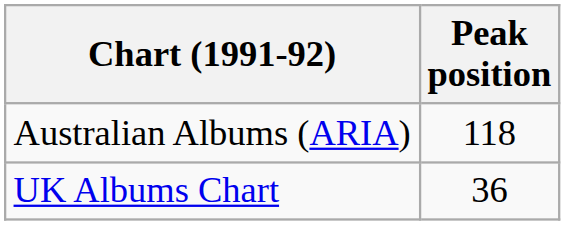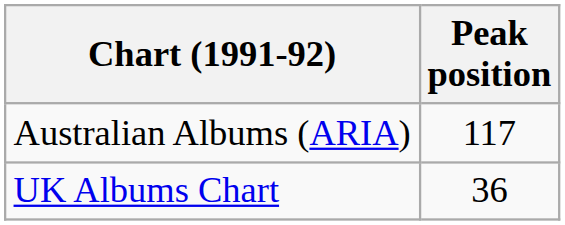(489, 132) 118 -> (489, 132) 117
